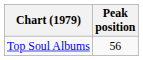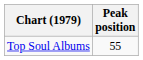(115, 45) 56 -> (115, 45) 55
